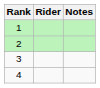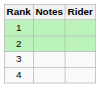columns swapped: (48, 12) <-> (79, 12)
